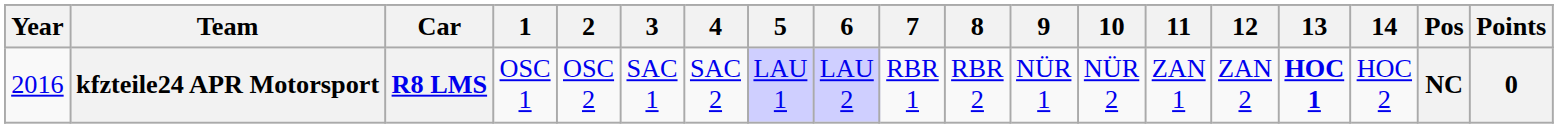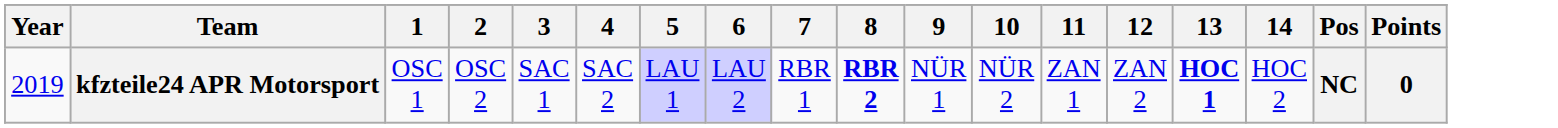- column: (439, 25)
(37, 84) 2016 -> (37, 84) 2019
(977, 84) normal -> (871, 84) bold
